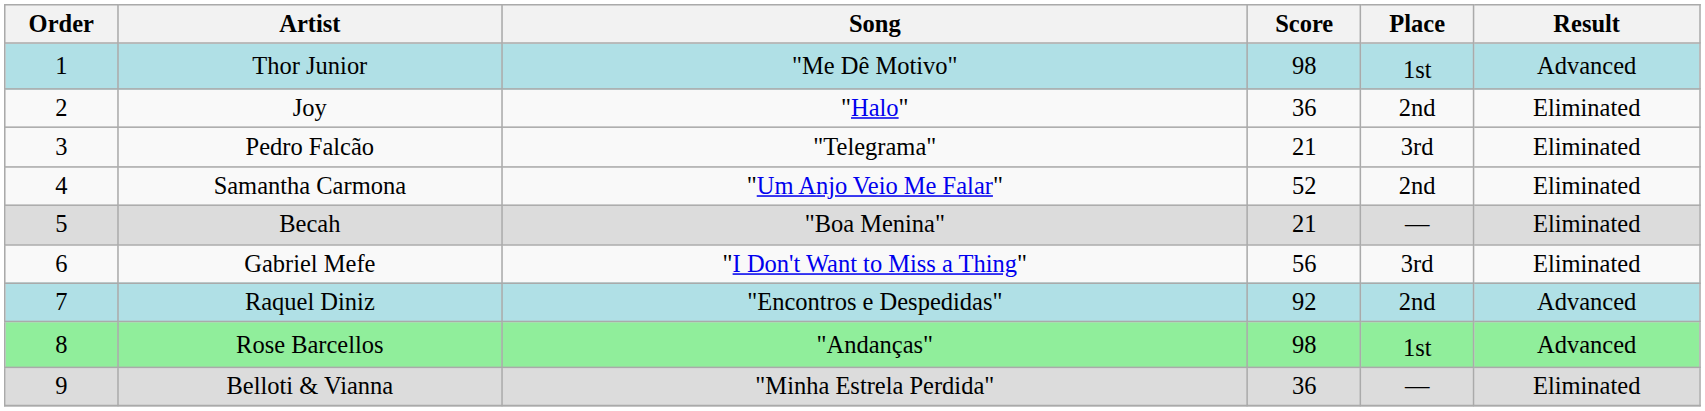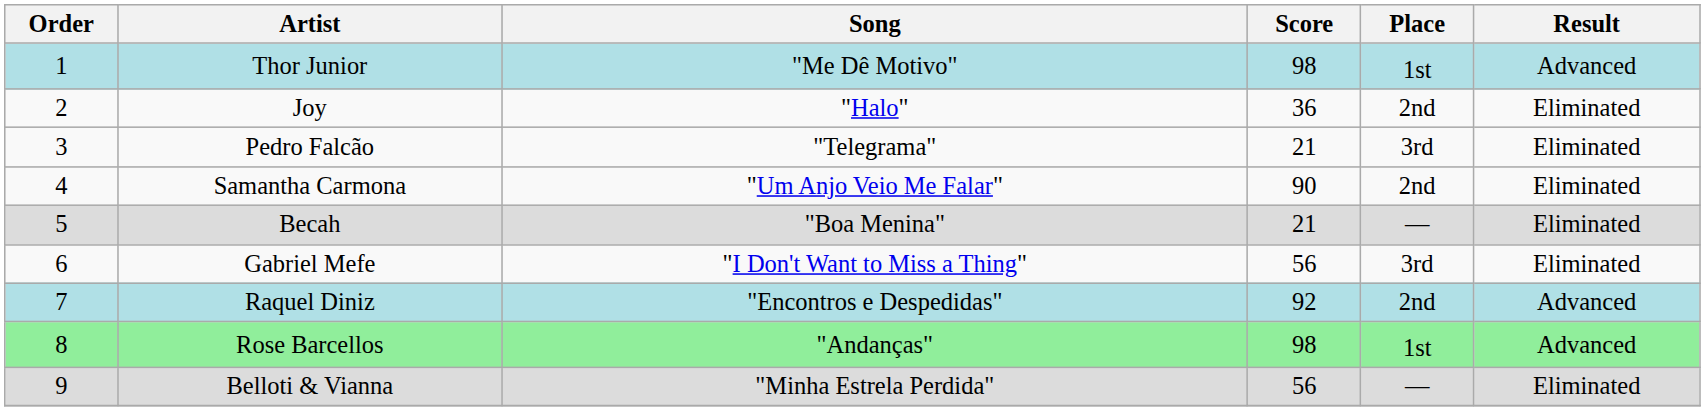(1304, 185) 52 -> (1304, 185) 90
(1304, 386) 36 -> (1304, 386) 56
